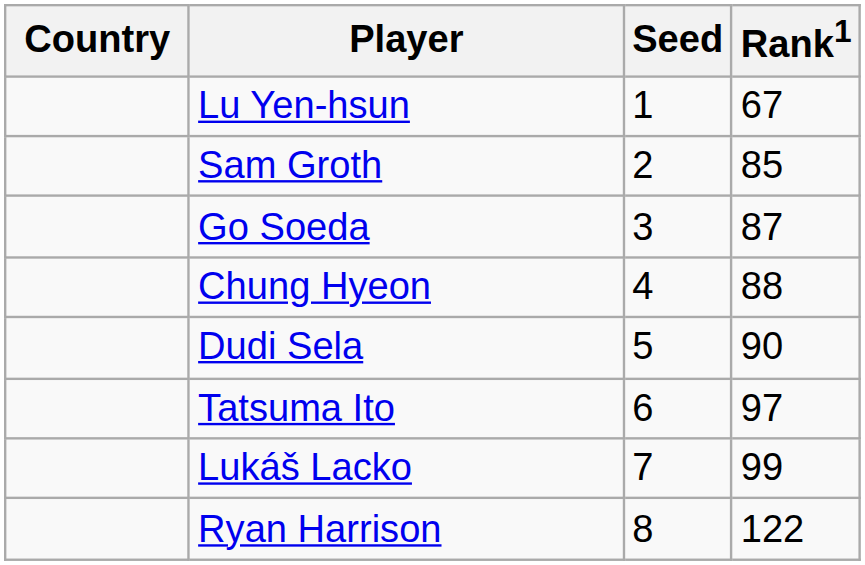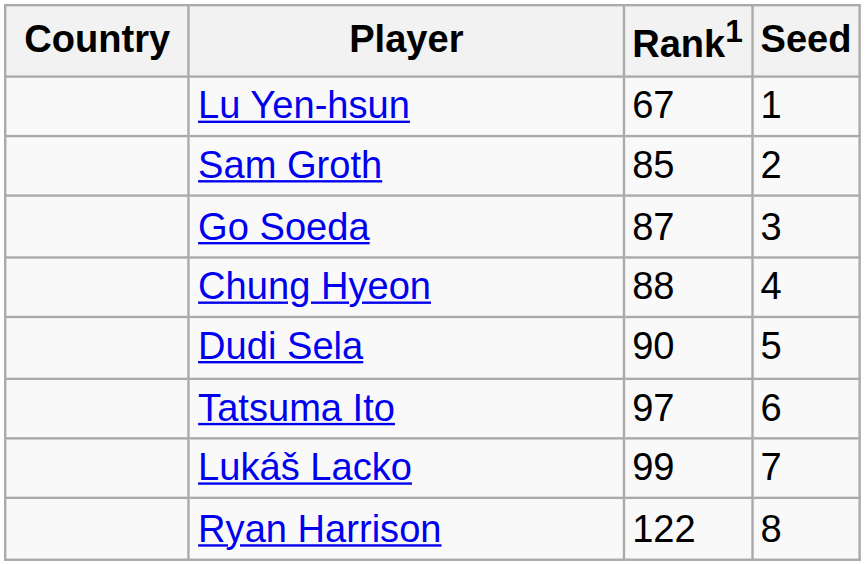columns swapped: (796, 39) <-> (678, 39)
